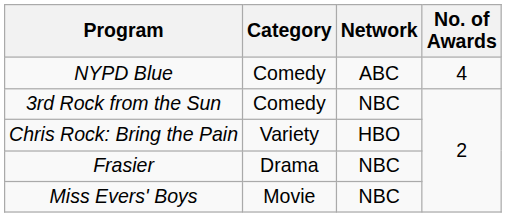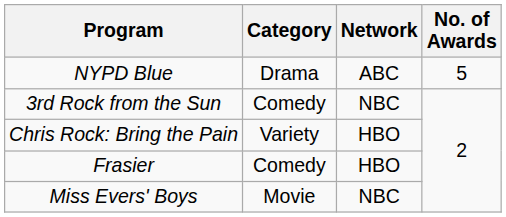(289, 72) Comedy -> (289, 72) Drama
(462, 72) 4 -> (462, 72) 5
(289, 165) Drama -> (289, 165) Comedy
(379, 165) NBC -> (379, 165) HBO
